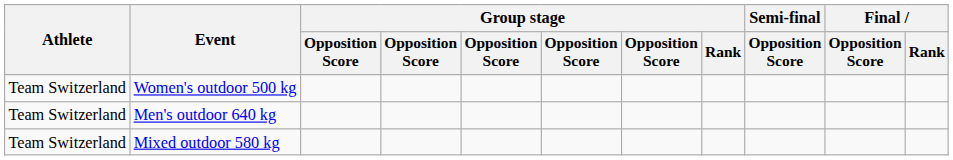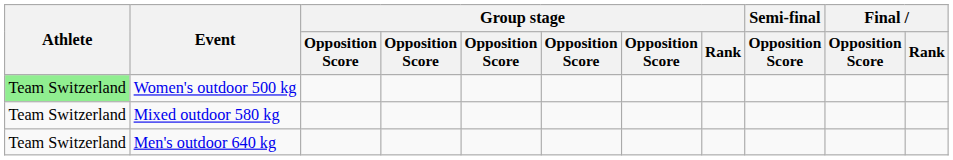(67, 88) no background -> (67, 88) lightgreen background
rows swapped: (205, 115) <-> (207, 142)
